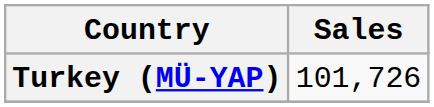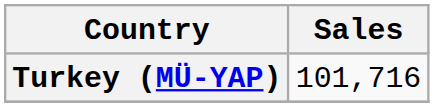(359, 78) 101,726 -> (359, 78) 101,716
